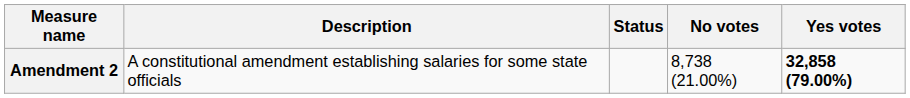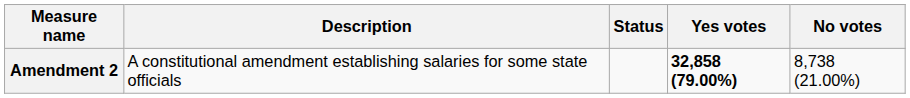columns swapped: (844, 26) <-> (725, 26)
